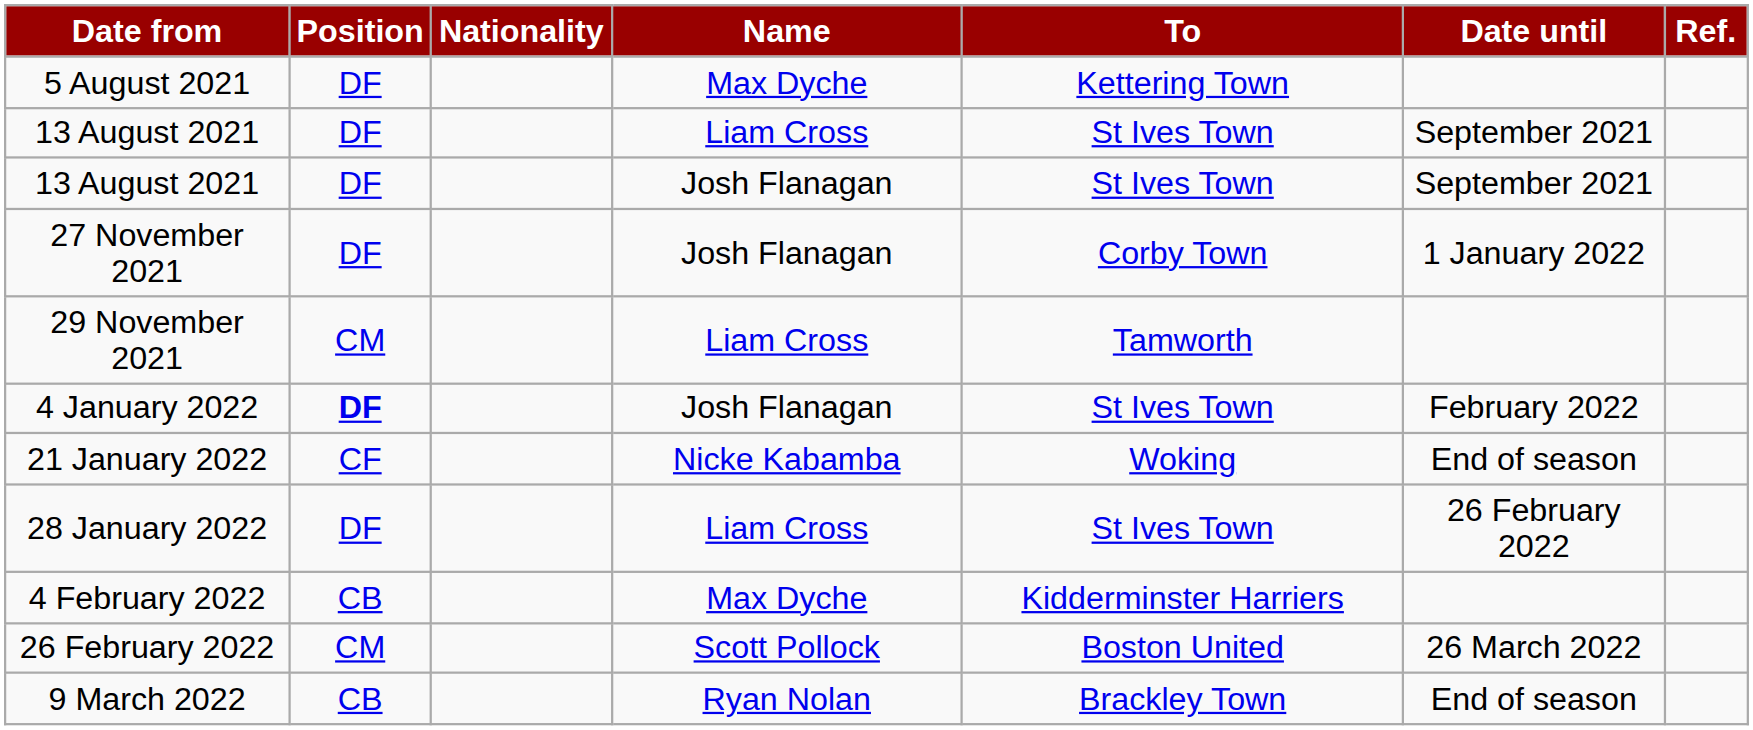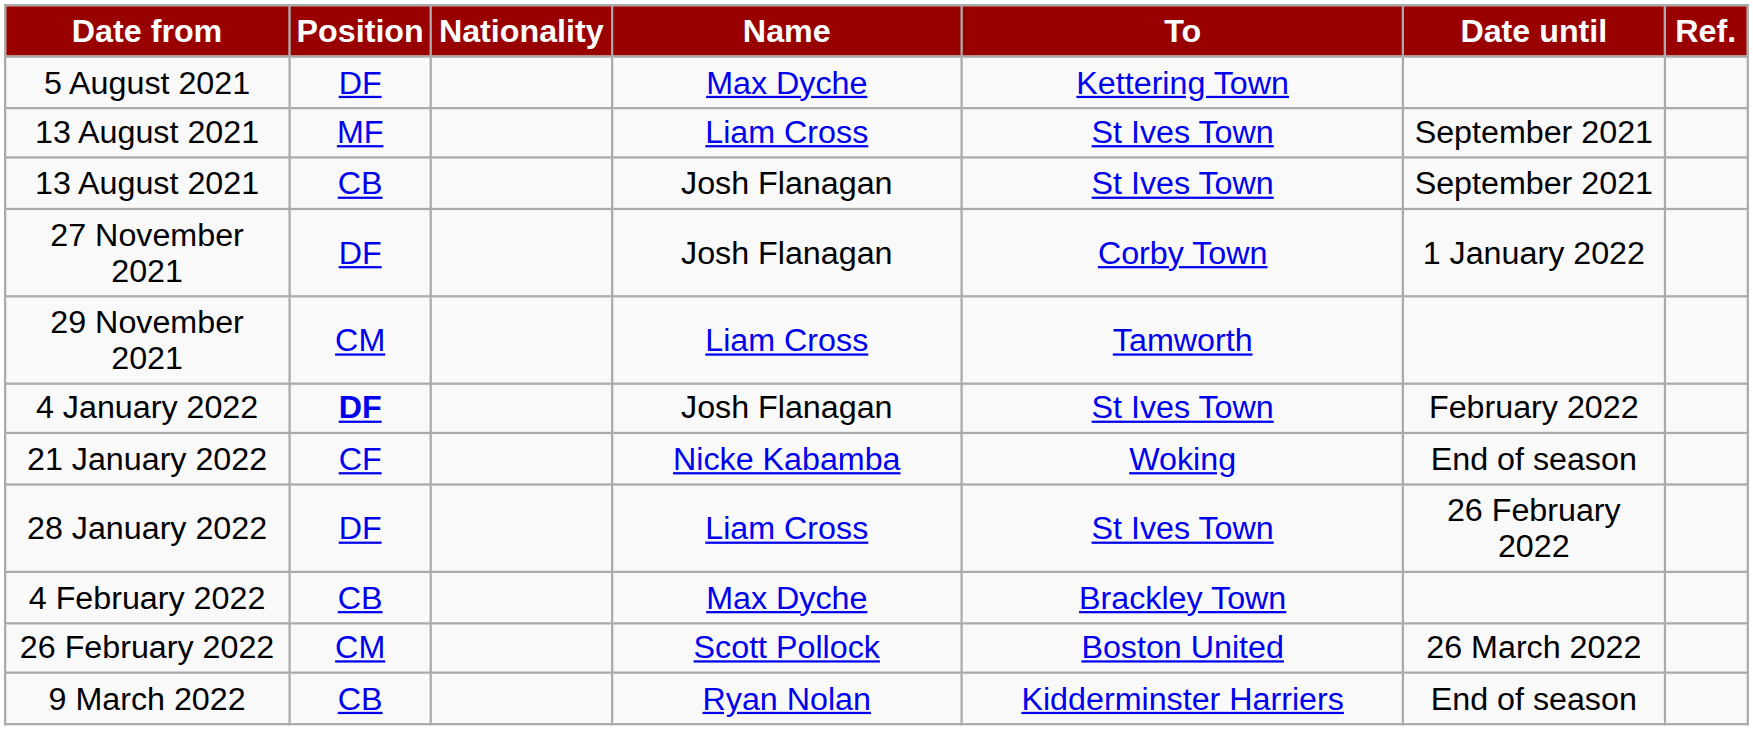(360, 133) DF -> (360, 133) MF
(360, 184) DF -> (360, 184) CB
(1183, 597) Kidderminster Harriers -> (1183, 597) Brackley Town
(1183, 699) Brackley Town -> (1183, 699) Kidderminster Harriers
